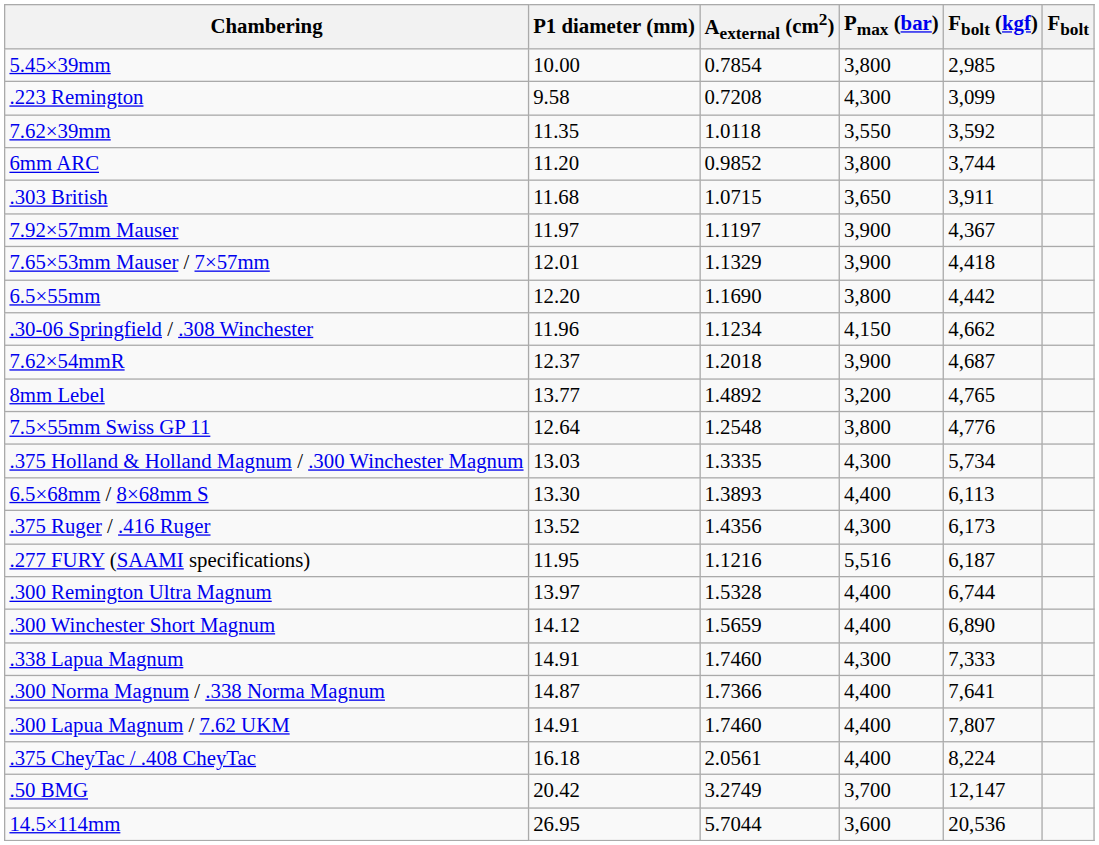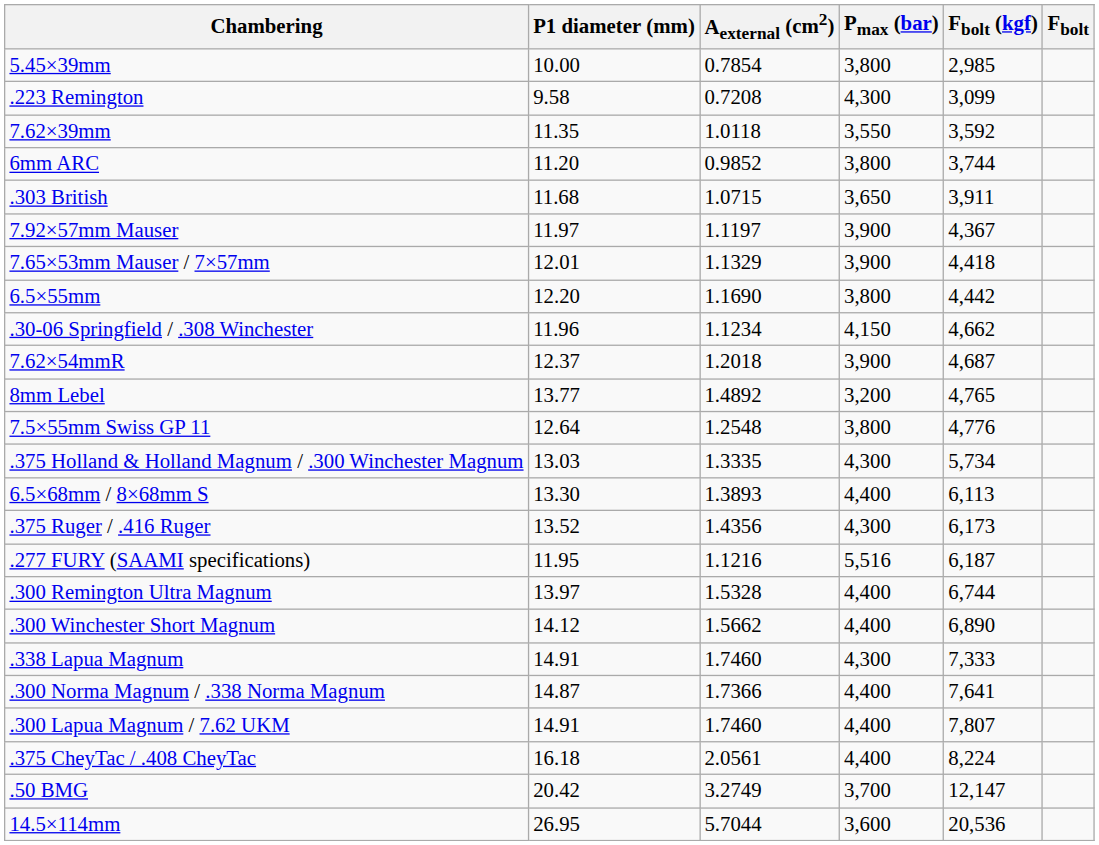(733, 625) 1.5659 -> (733, 625) 1.5662
